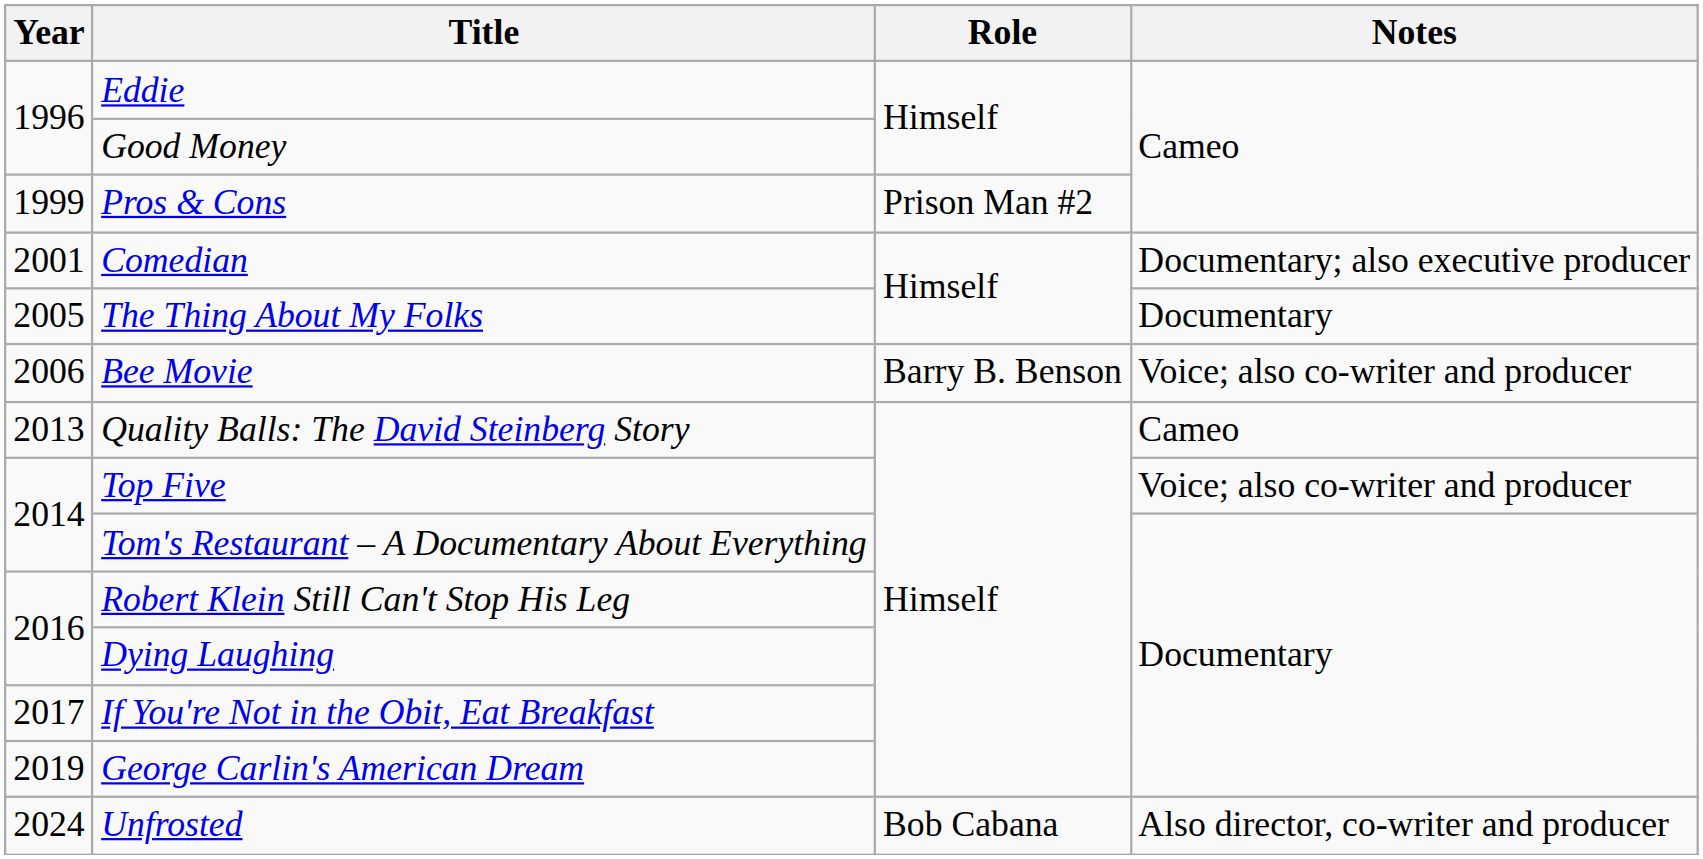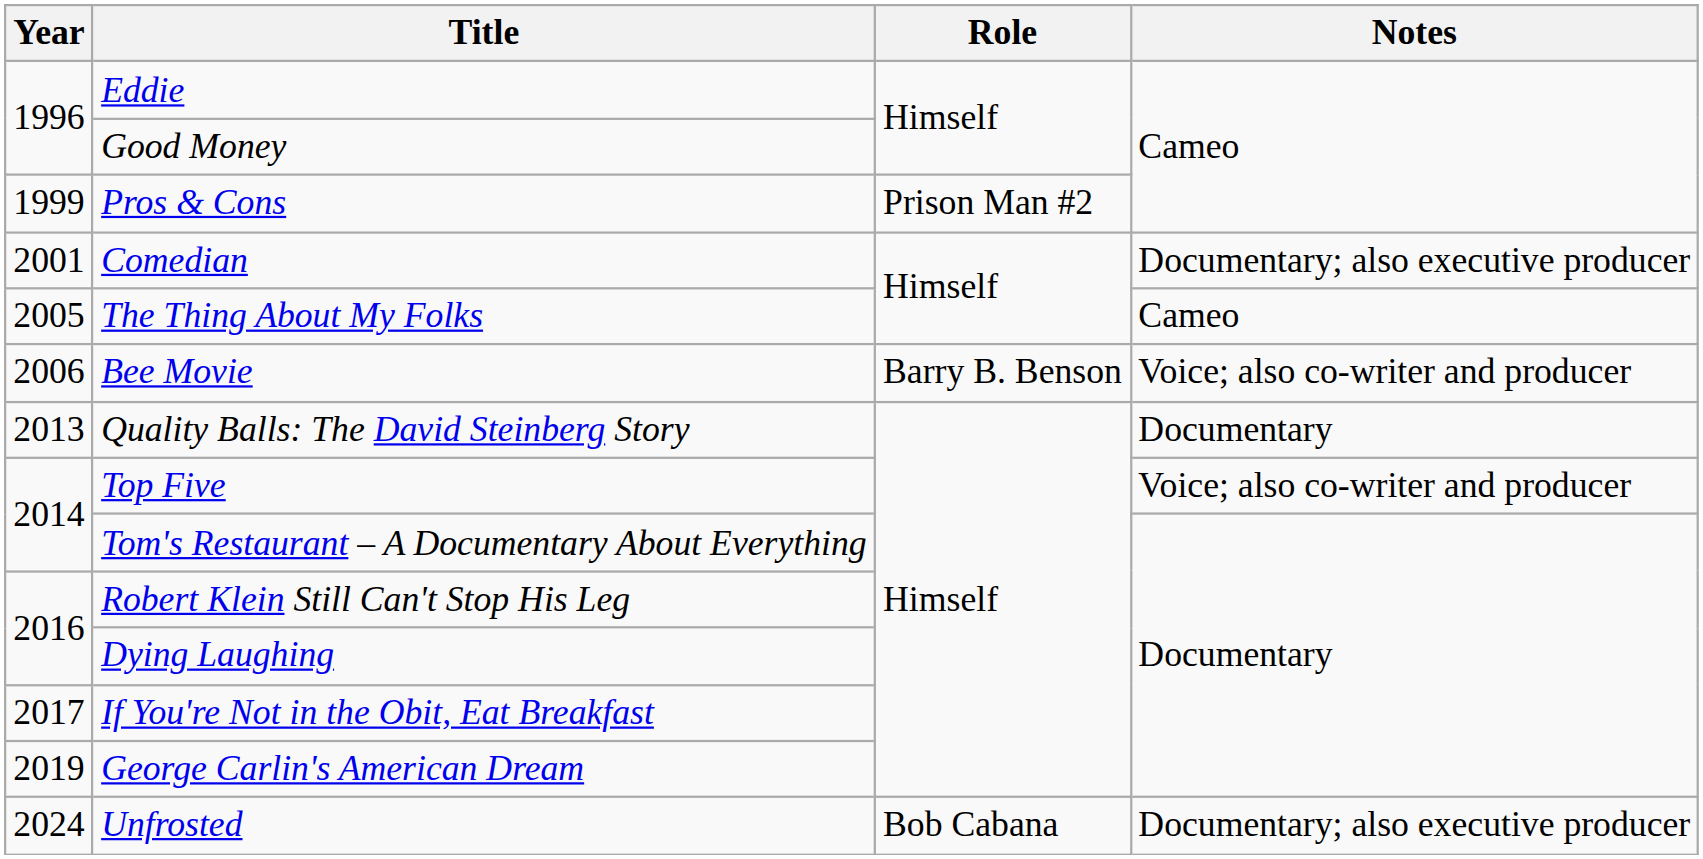(1235, 315) Documentary -> (1189, 315) Cameo
(1189, 428) Cameo -> (1235, 428) Documentary
(1404, 825) Also director, co-writer and producer -> (1414, 825) Documentary; also executive producer
